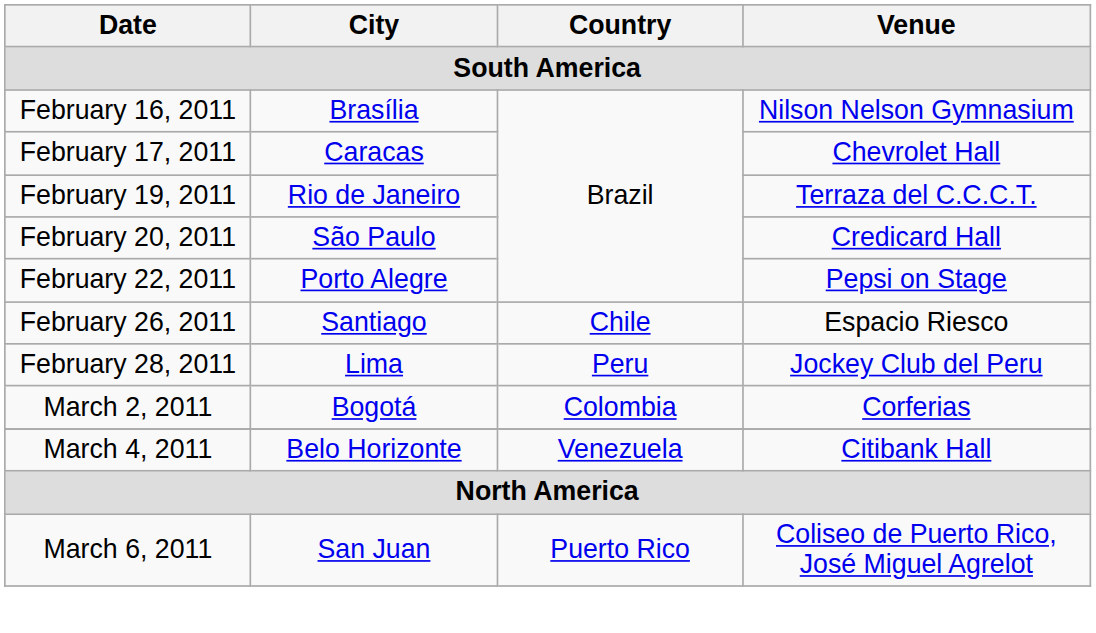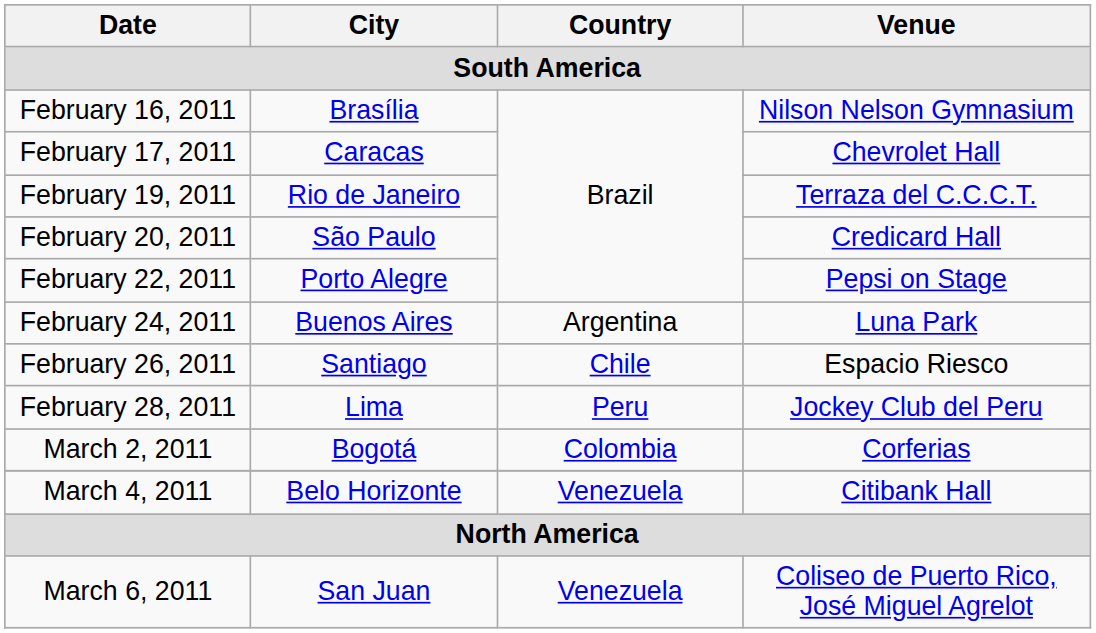+ row: (128, 322)
(620, 549) Puerto Rico -> (620, 591) Venezuela
